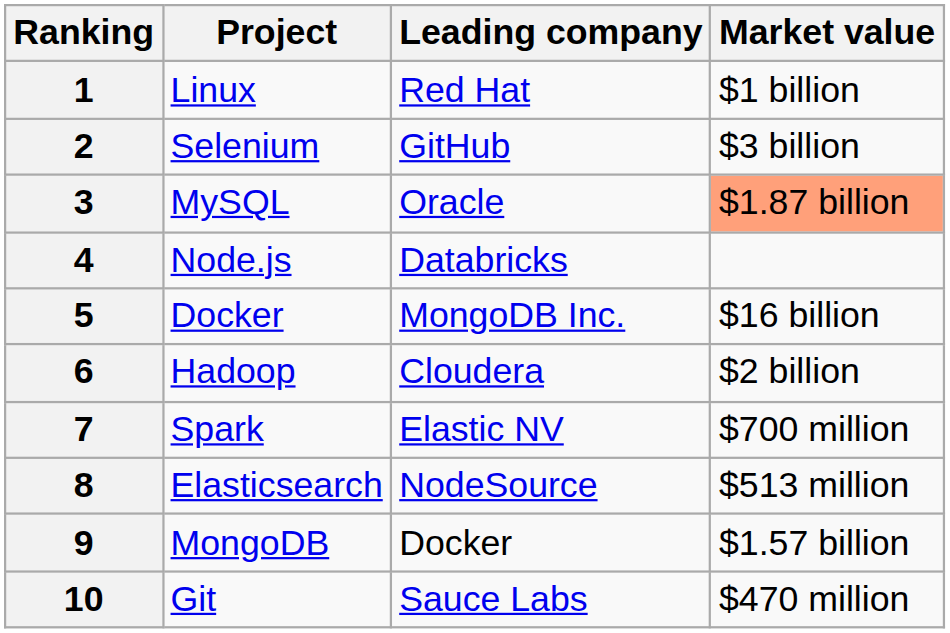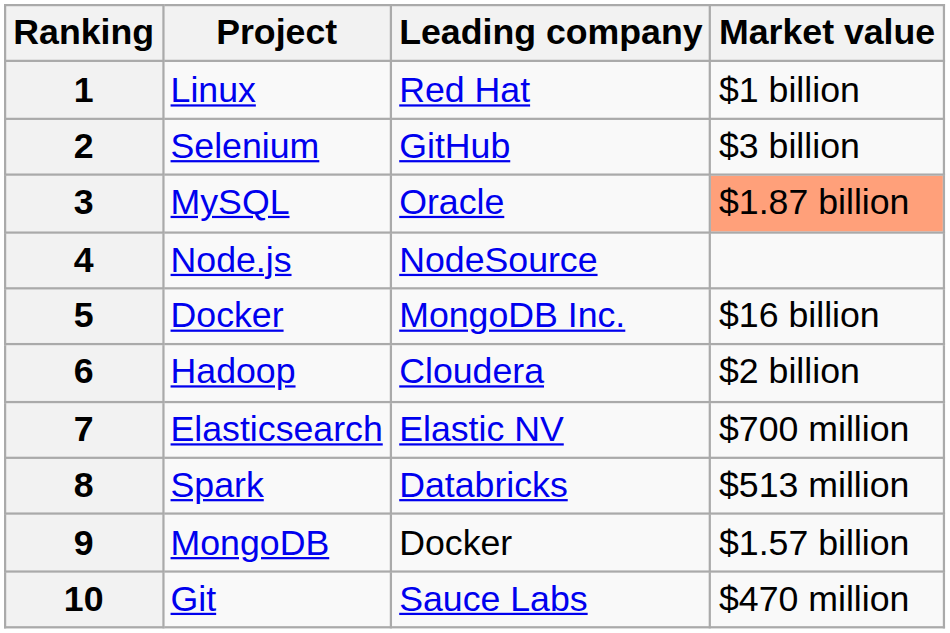(483, 259) Databricks -> (498, 259) NodeSource
(217, 428) Spark -> (277, 428) Elasticsearch
(277, 485) Elasticsearch -> (217, 485) Spark
(498, 485) NodeSource -> (483, 485) Databricks
